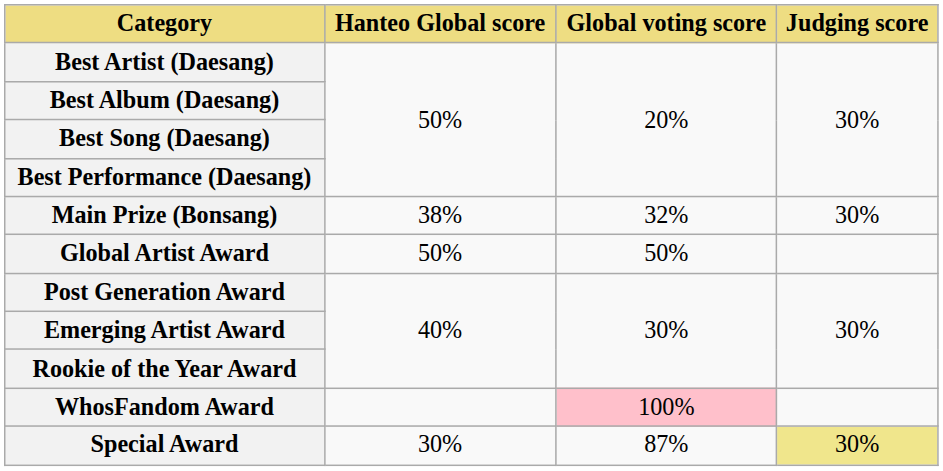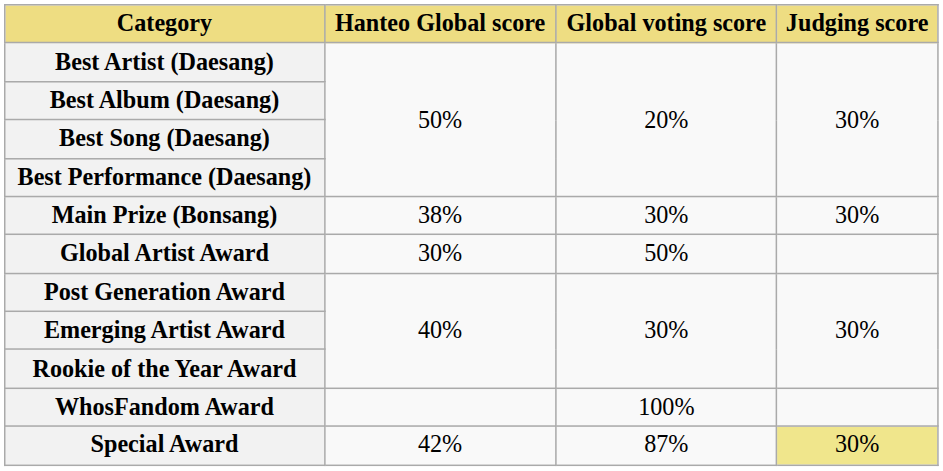(666, 215) 32% -> (666, 215) 30%
(440, 253) 50% -> (440, 253) 30%
(666, 406) pink background -> (666, 406) no background
(440, 445) 30% -> (440, 445) 42%
